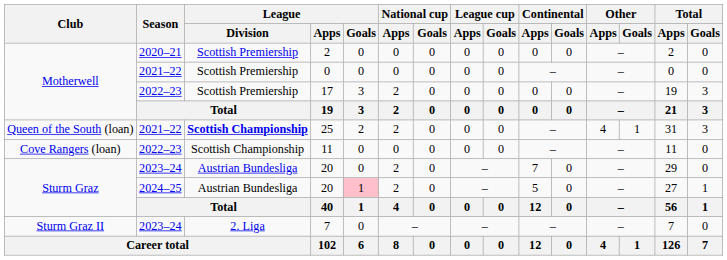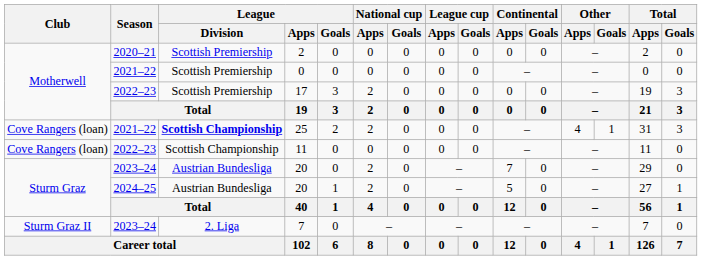(70, 129) Queen of the South (loan) -> (57, 129) Cove Rangers (loan)
(361, 187) pink background -> (335, 187) no background
